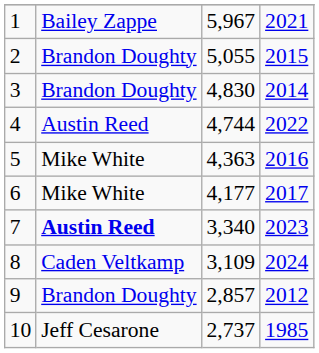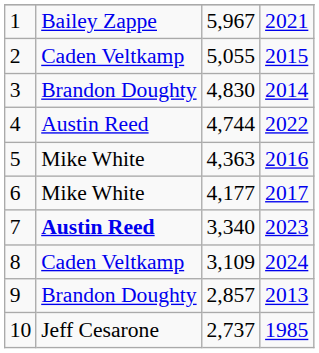(119, 55) Brandon Doughty -> (113, 55) Caden Veltkamp
(287, 295) 2012 -> (287, 295) 2013
